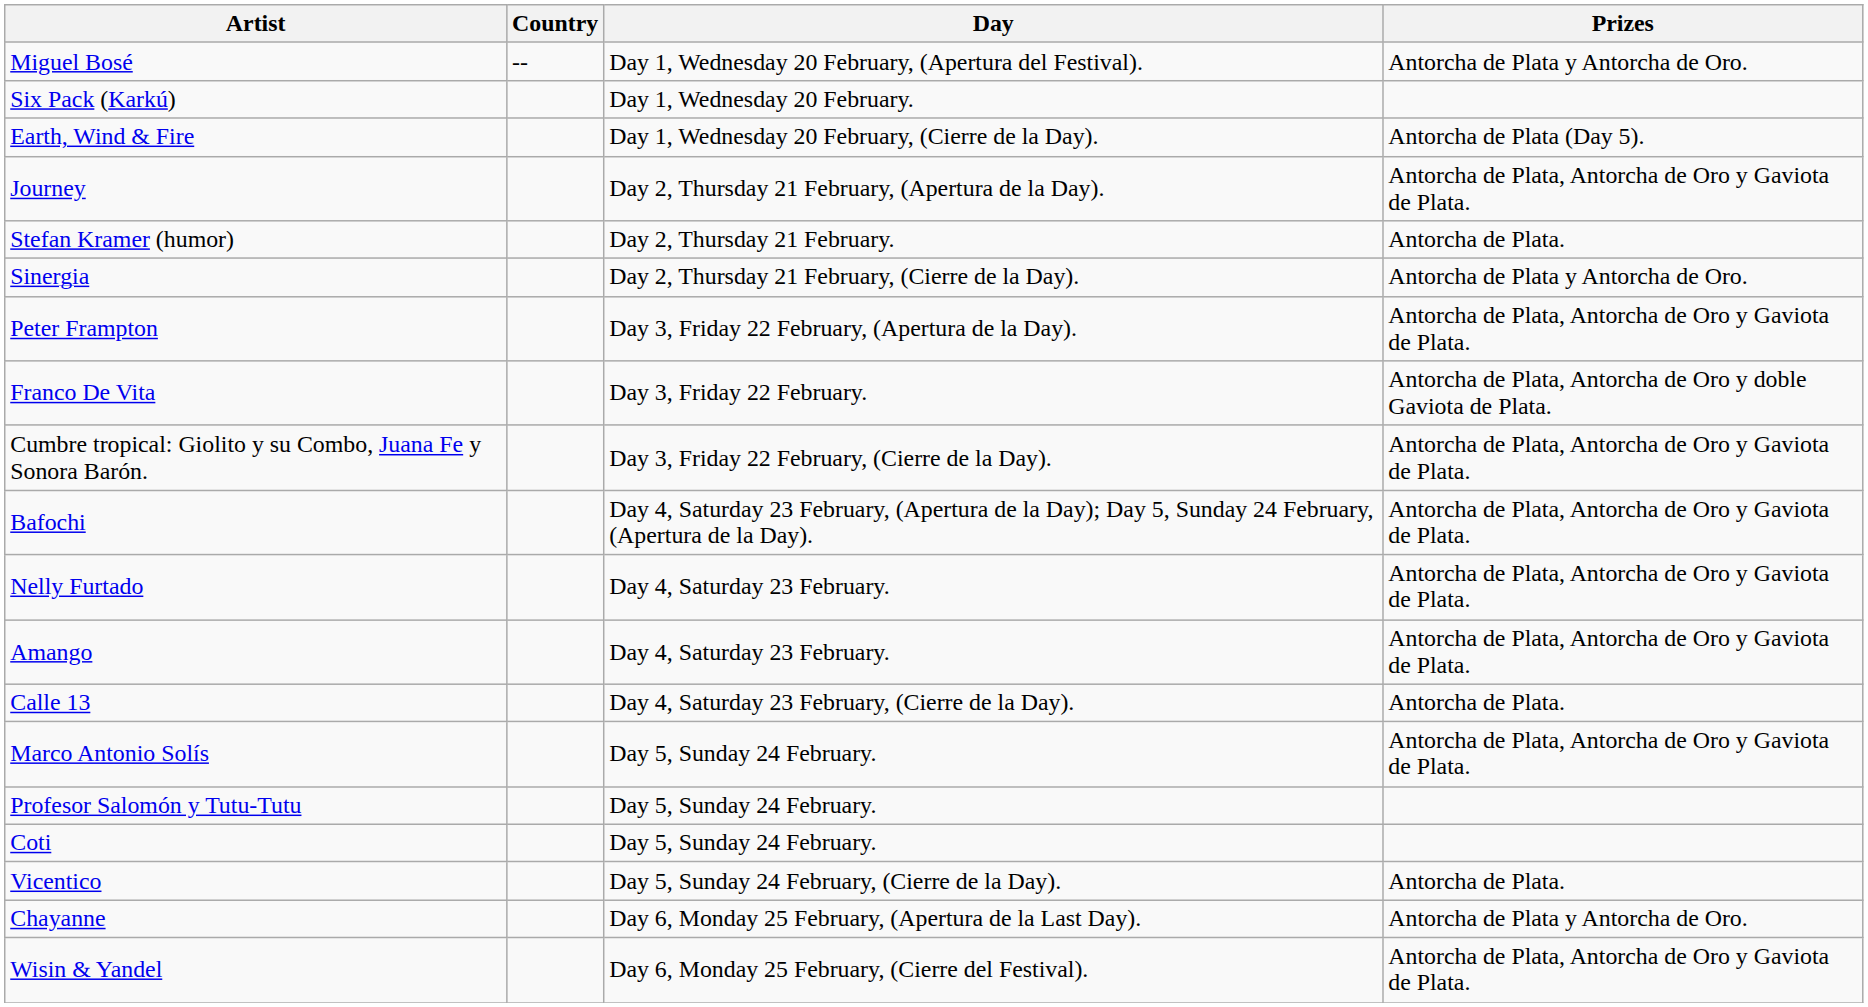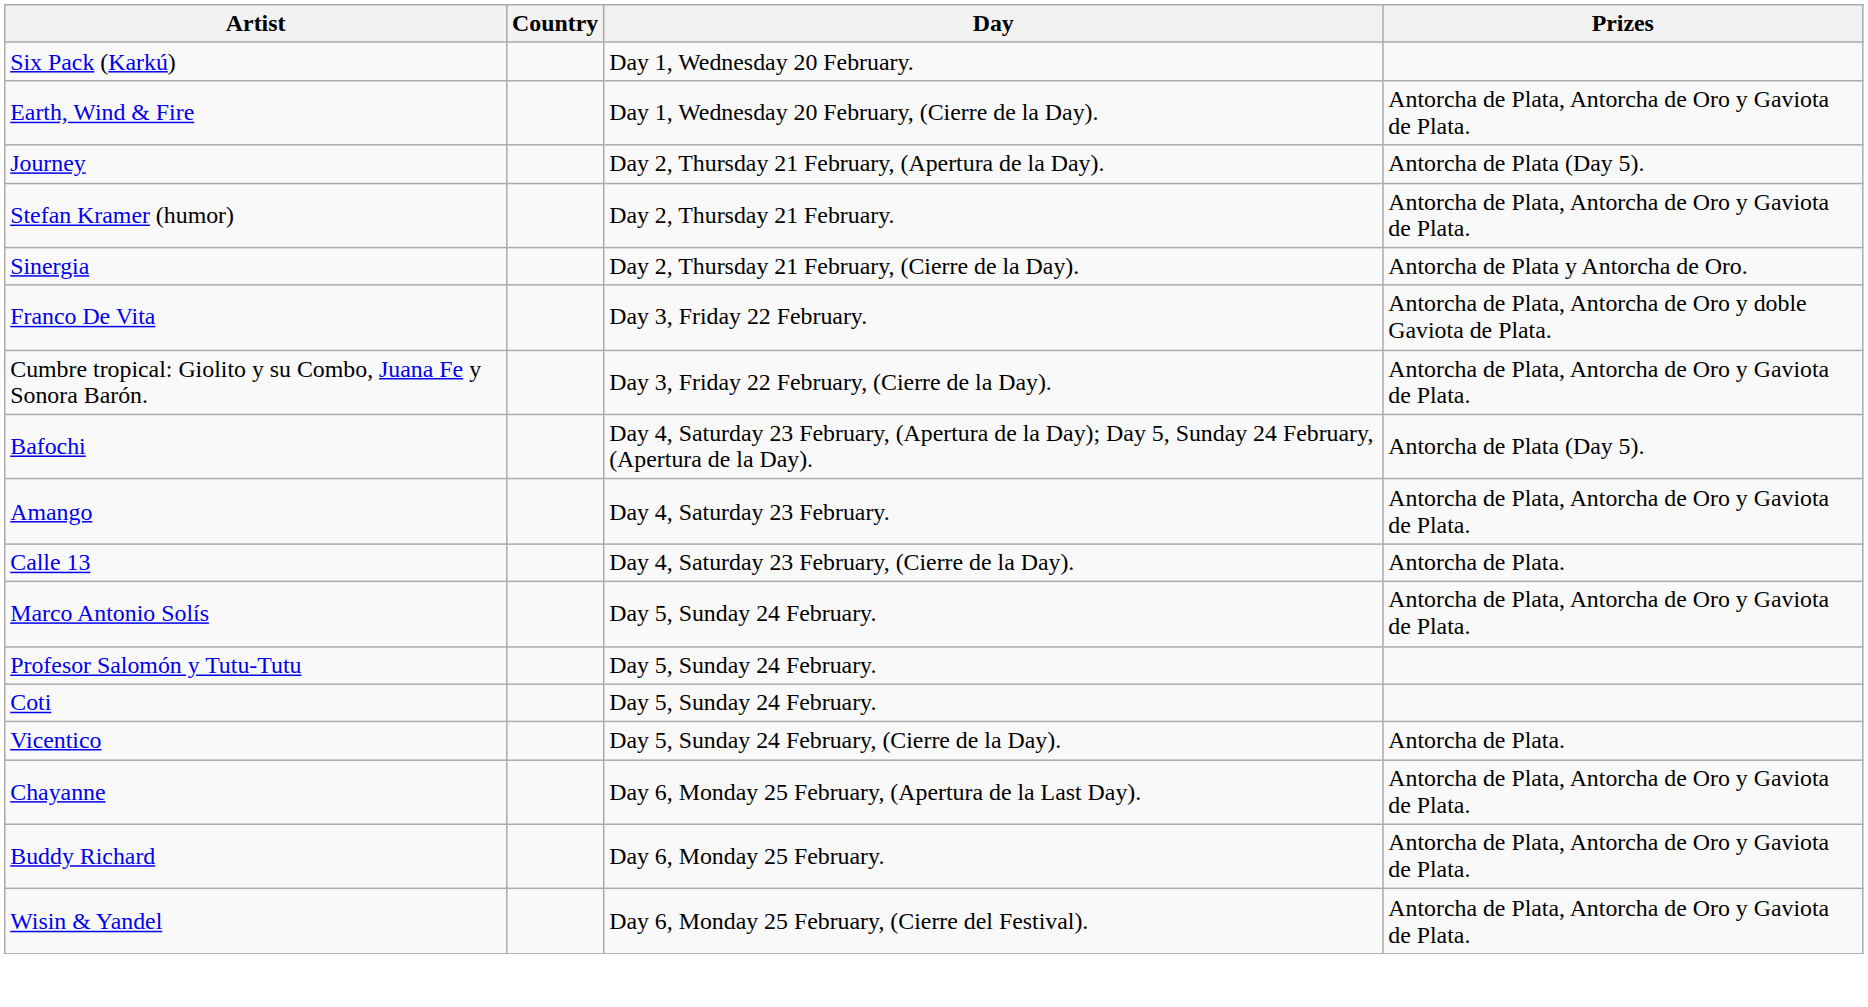- row: (71, 61)
(1516, 136) Antorcha de Plata (Day 5). -> (1609, 112) Antorcha de Plata, Antorcha de Oro y Gaviota de Plata.
(1609, 188) Antorcha de Plata, Antorcha de Oro y Gaviota de Plata. -> (1516, 163) Antorcha de Plata (Day 5).
(1477, 239) Antorcha de Plata. -> (1609, 214) Antorcha de Plata, Antorcha de Oro y Gaviota de Plata.
- row: (84, 328)
(1609, 522) Antorcha de Plata, Antorcha de Oro y Gaviota de Plata. -> (1516, 446) Antorcha de Plata (Day 5).
- row: (77, 586)
(1568, 918) Antorcha de Plata y Antorcha de Oro. -> (1609, 791) Antorcha de Plata, Antorcha de Oro y Gaviota de Plata.
+ row: (83, 856)
